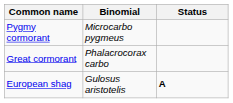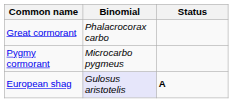rows swapped: (28, 32) <-> (41, 58)
(105, 84) no background -> (105, 84) lavender background
